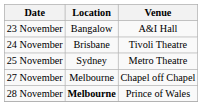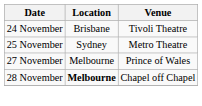- row: (35, 28)
(158, 77) Chapel off Chapel -> (158, 61) Prince of Wales
(158, 93) Prince of Wales -> (158, 77) Chapel off Chapel
